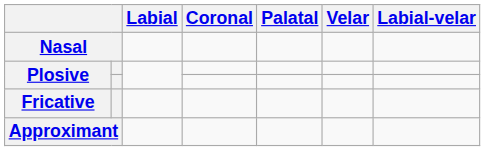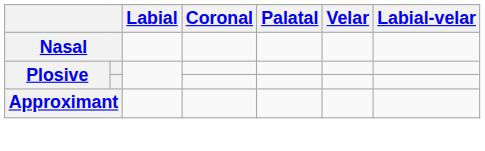- row: (58, 103)
